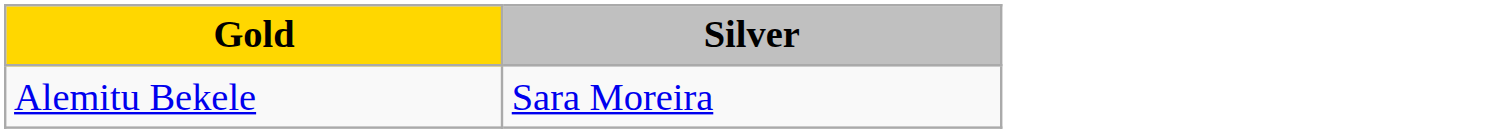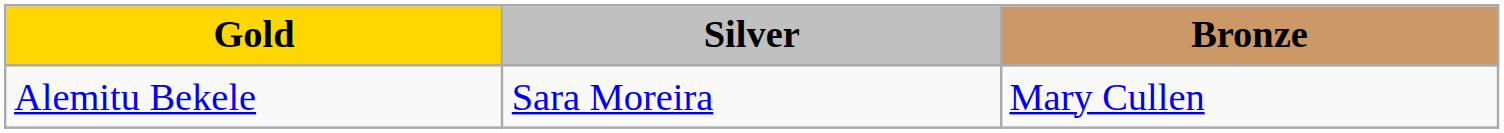+ column: (1249, 34)
